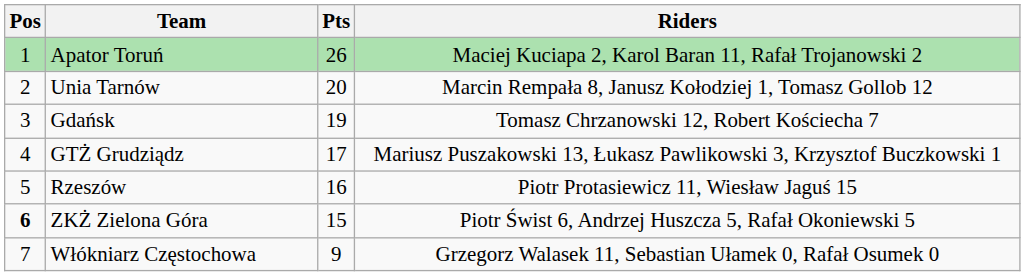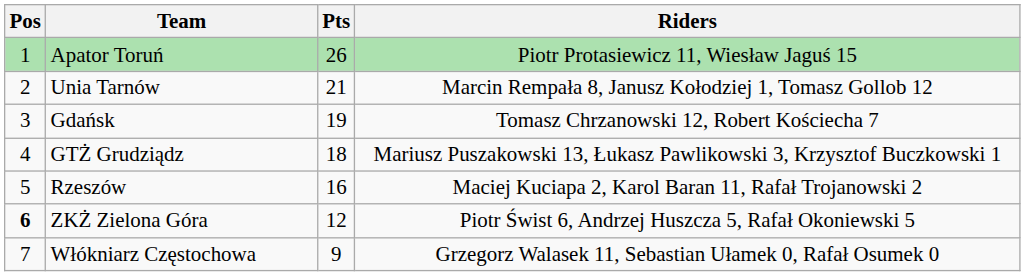(687, 54) Maciej Kuciapa 2, Karol Baran 11, Rafał Trojanowski 2 -> (687, 54) Piotr Protasiewicz 11, Wiesław Jaguś 15
(336, 87) 20 -> (336, 87) 21
(336, 154) 17 -> (336, 154) 18
(687, 187) Piotr Protasiewicz 11, Wiesław Jaguś 15 -> (687, 187) Maciej Kuciapa 2, Karol Baran 11, Rafał Trojanowski 2
(336, 220) 15 -> (336, 220) 12
